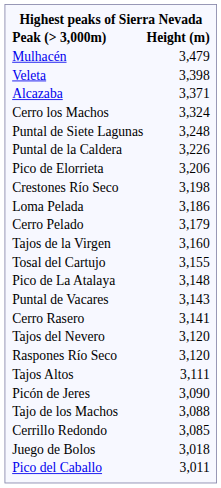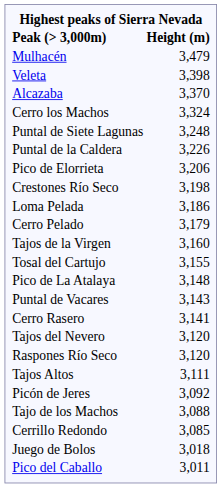(194, 94) 3,371 -> (194, 94) 3,370
(194, 393) 3,090 -> (194, 393) 3,092
